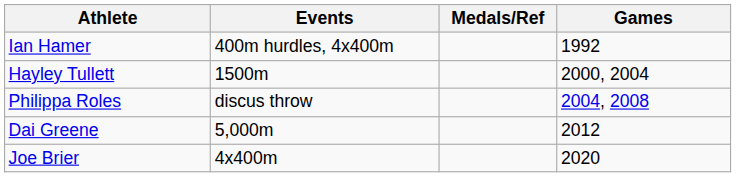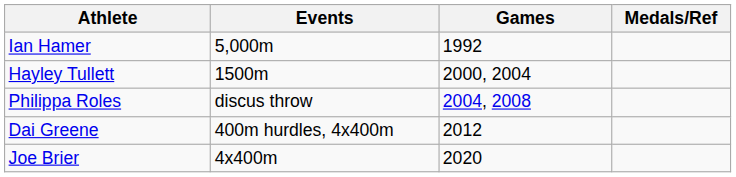columns swapped: (643, 18) <-> (498, 18)
(304, 46) 400m hurdles, 4x400m -> (244, 46) 5,000m
(244, 130) 5,000m -> (304, 130) 400m hurdles, 4x400m
